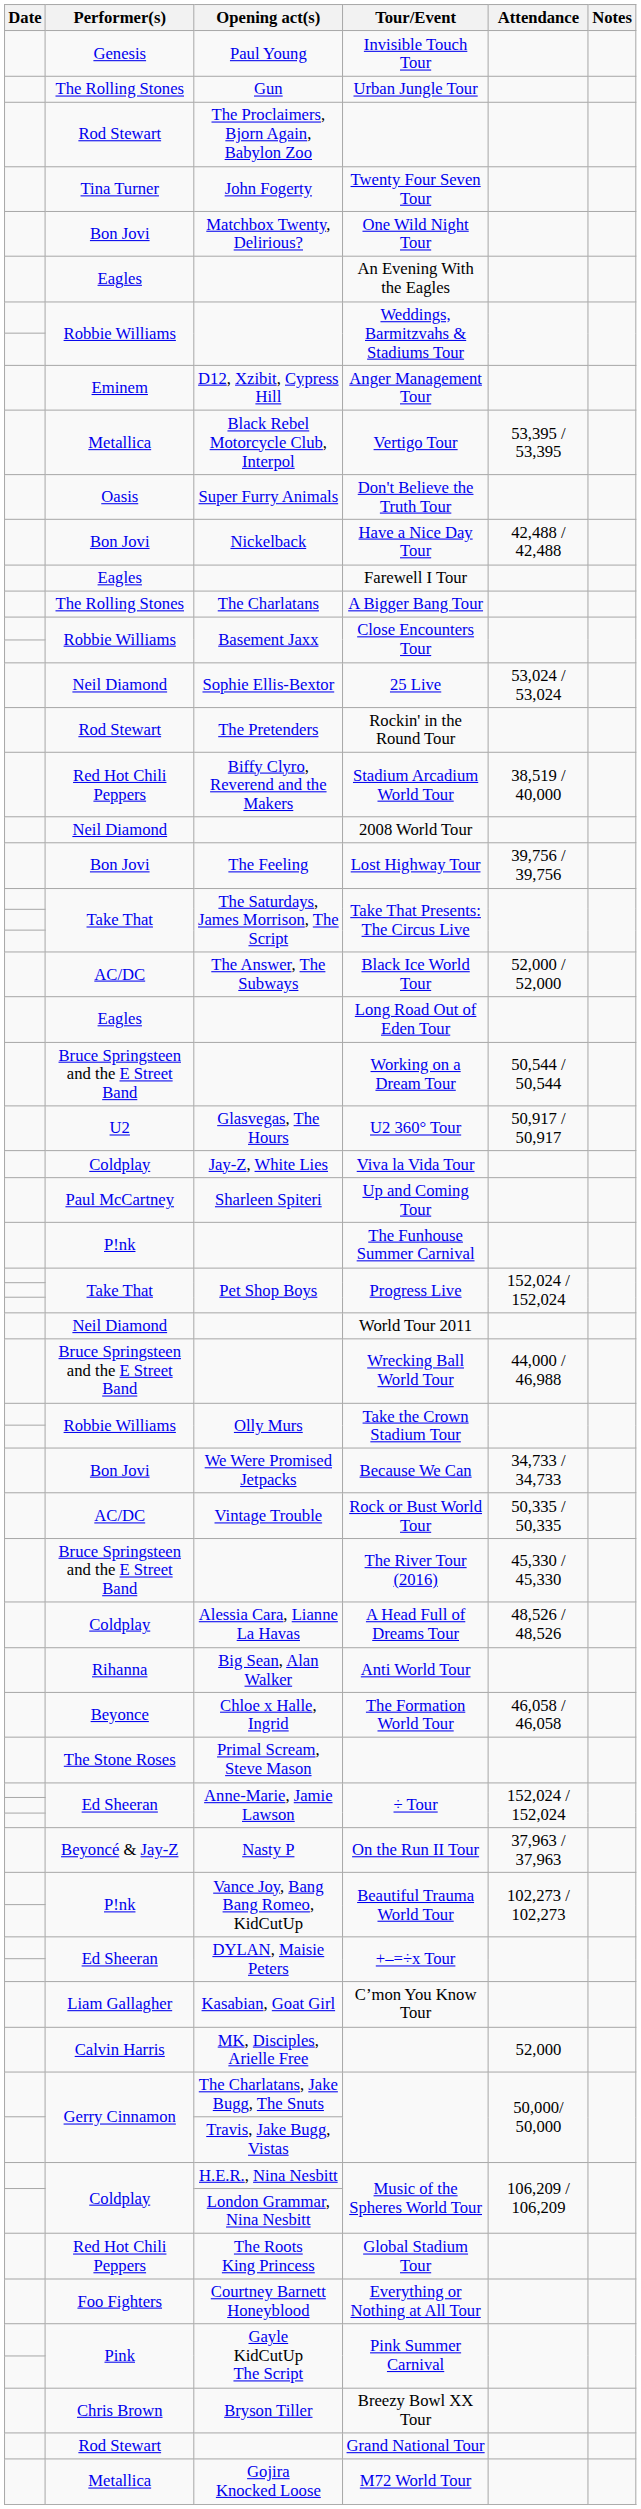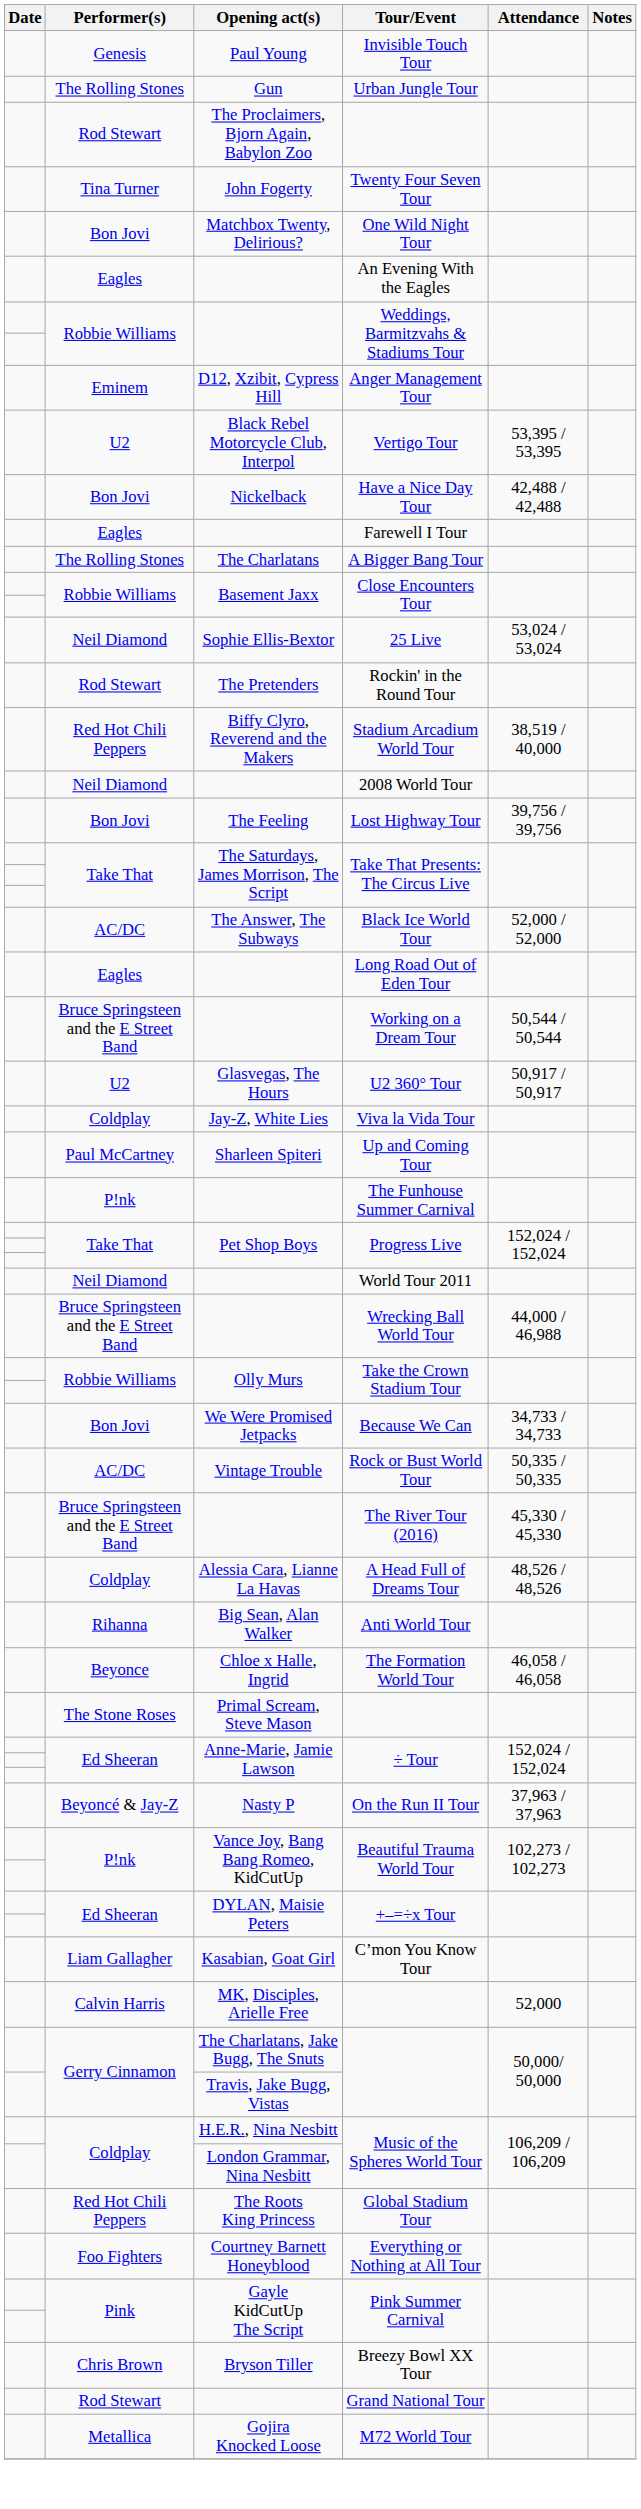(120, 442) Metallica -> (120, 442) U2
- row: (268, 496)
